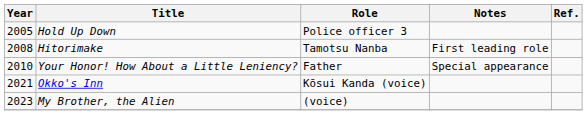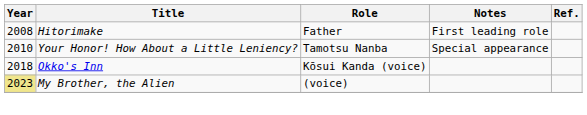- row: (77, 31)
(345, 48) Tamotsu Nanba -> (323, 31) Father
(323, 66) Father -> (345, 48) Tamotsu Nanba
(20, 84) 2021 -> (20, 66) 2018
(20, 101) no background -> (20, 84) khaki background
